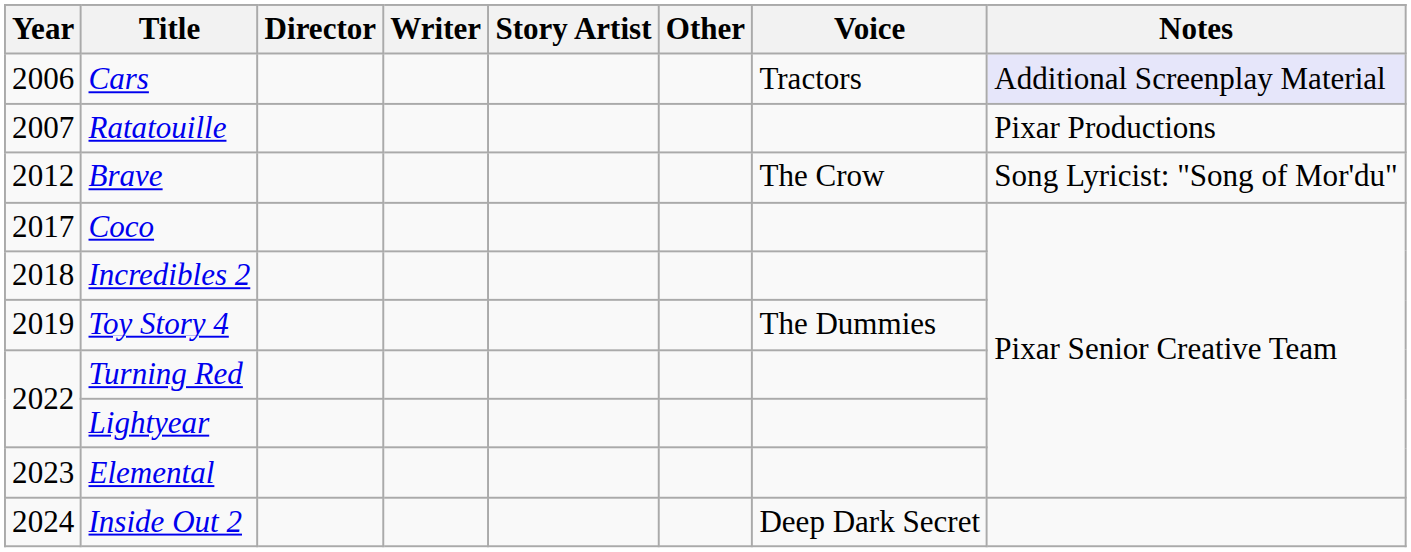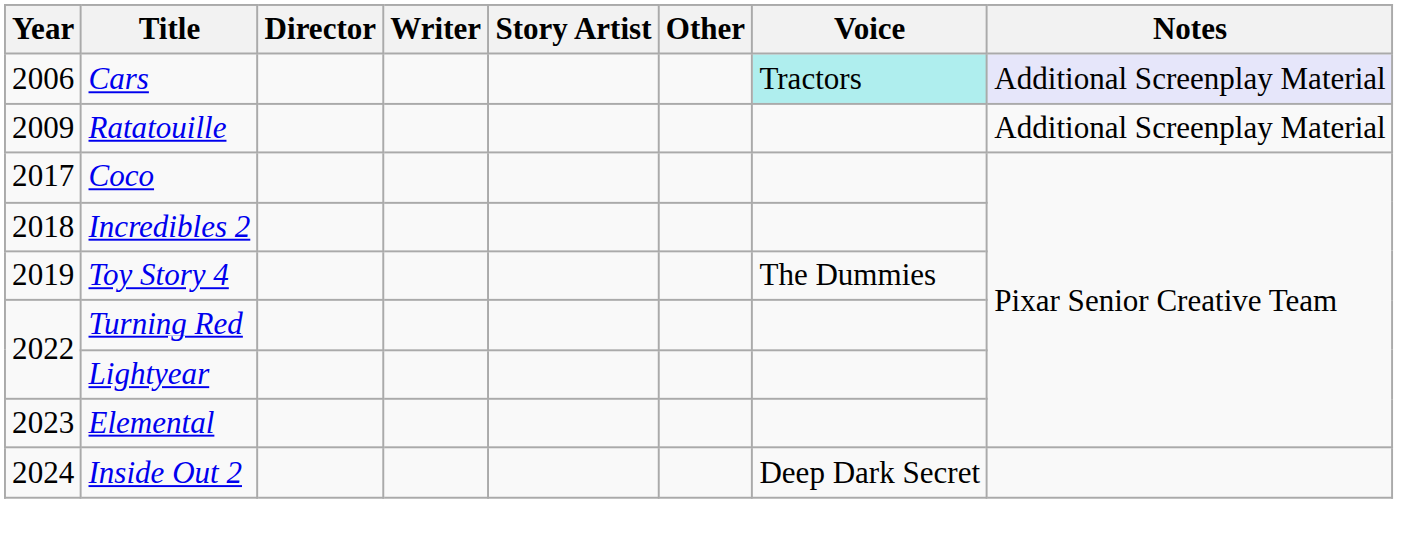(811, 78) no background -> (811, 78) paleturquoise background
(43, 127) 2007 -> (43, 127) 2009
(1105, 127) Pixar Productions -> (1190, 127) Additional Screenplay Material
- row: (126, 176)
